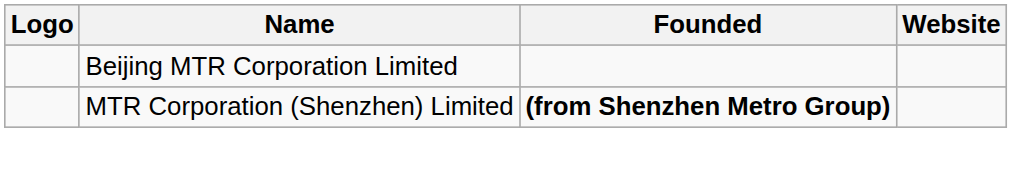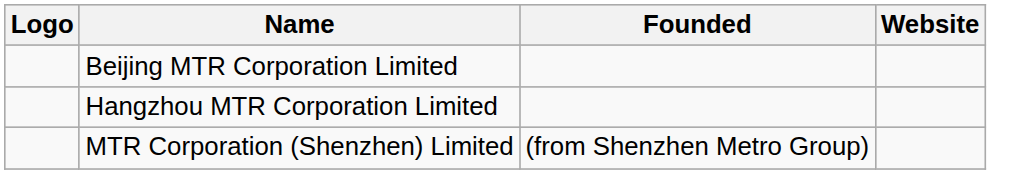+ row: (292, 106)
(708, 106) bold -> (697, 147) normal
